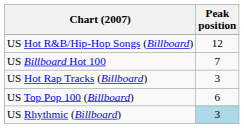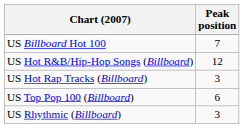rows swapped: (56, 61) <-> (100, 43)
(217, 114) lightblue background -> (217, 114) no background
